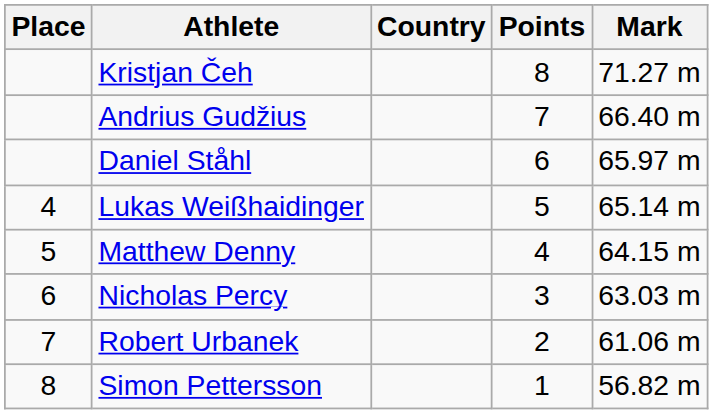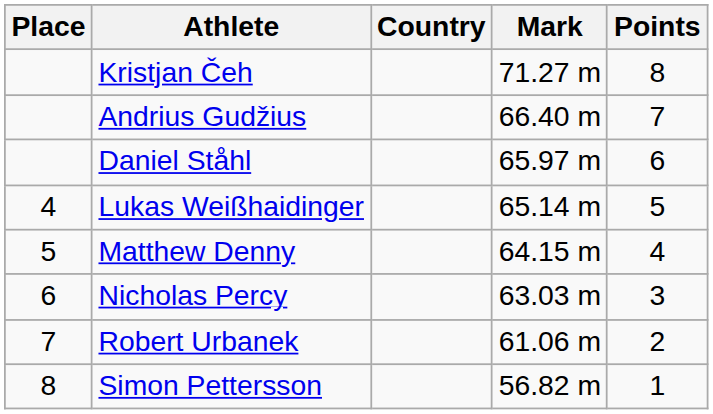columns swapped: (649, 26) <-> (542, 26)
